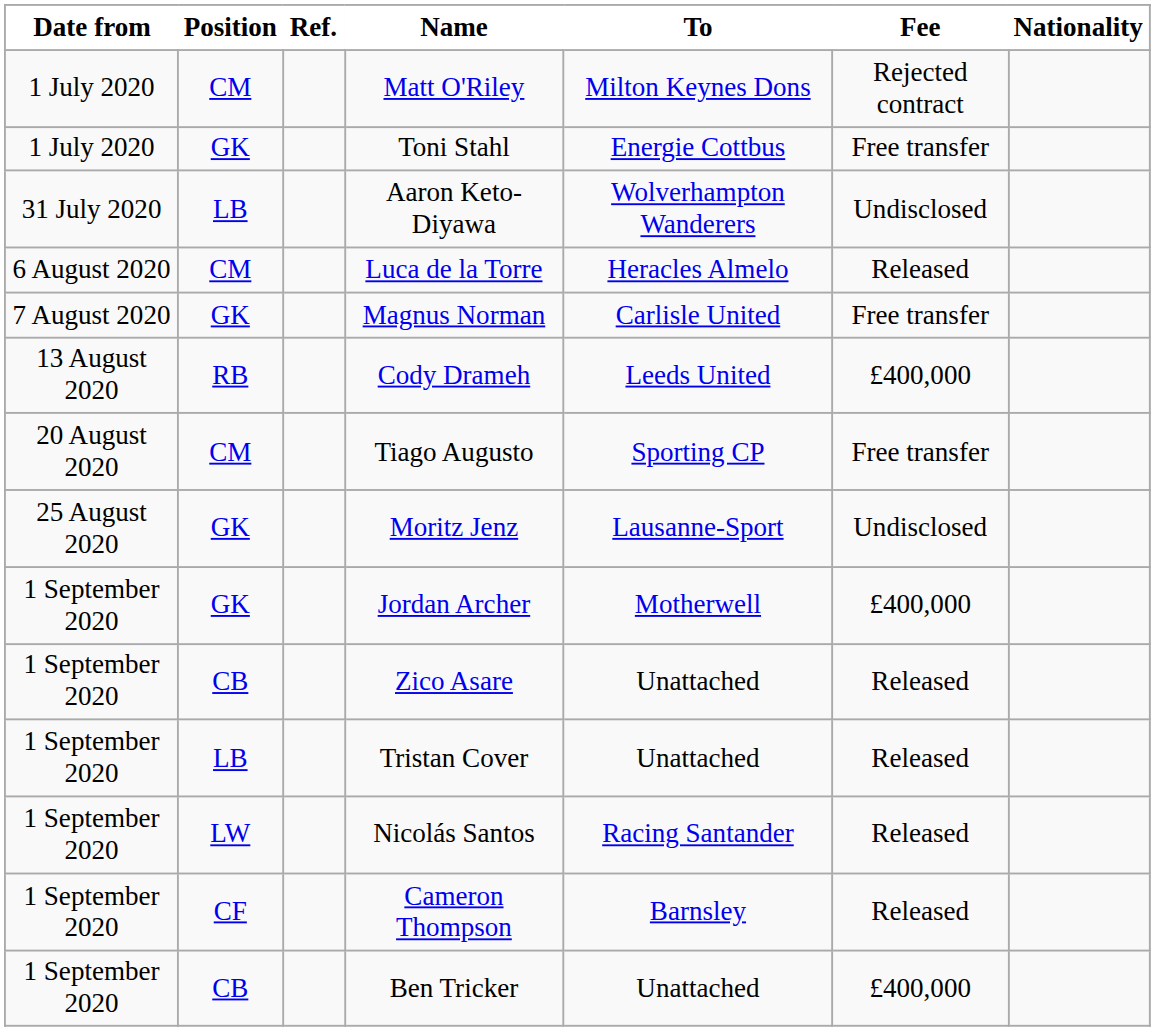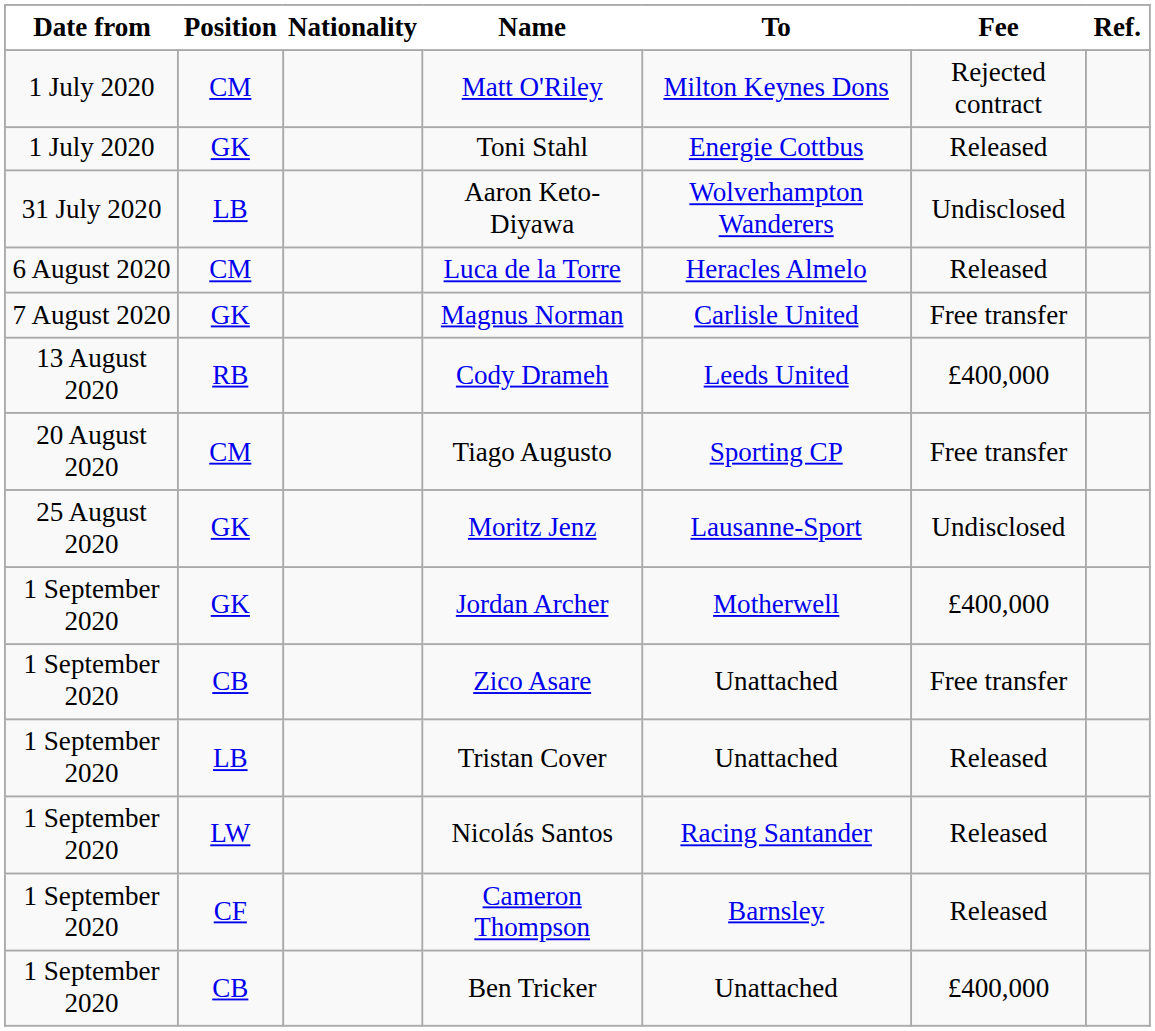columns swapped: (1078, 27) <-> (313, 27)
(920, 148) Free transfer -> (998, 148) Released
(920, 681) Released -> (998, 681) Free transfer
